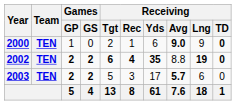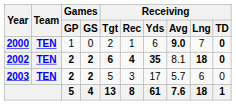(202, 44) 9 -> (202, 44) 7
(178, 60) 8.8 -> (178, 60) 8.1
(202, 60) 19 -> (202, 60) 18
(178, 76) bold -> (178, 76) normal
